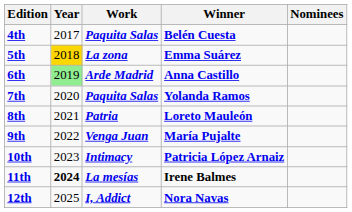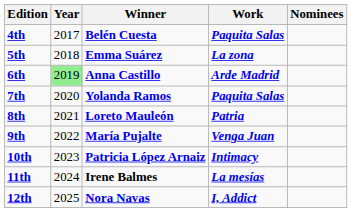columns swapped: (224, 14) <-> (122, 14)
(67, 55) gold background -> (67, 55) no background
(67, 177) bold -> (67, 177) normal
